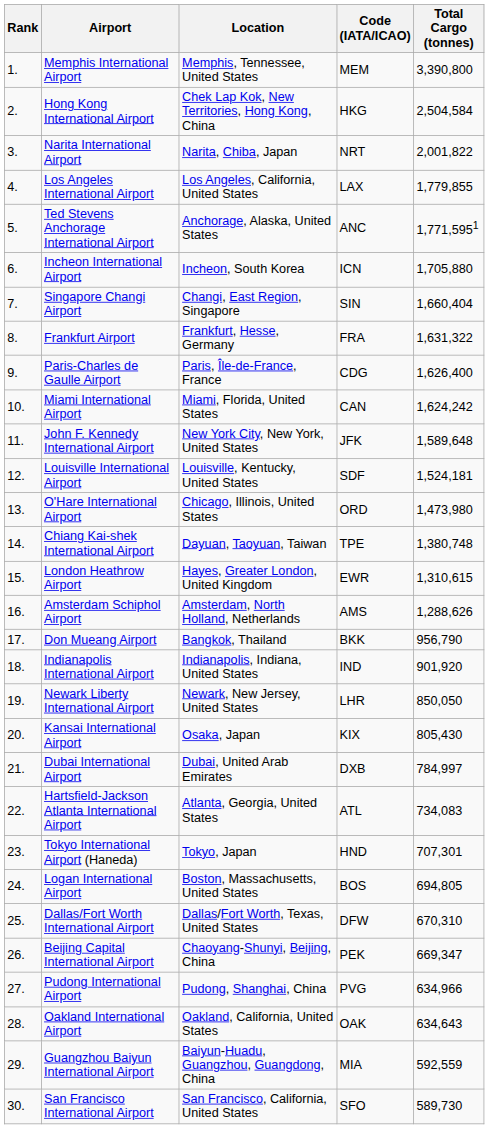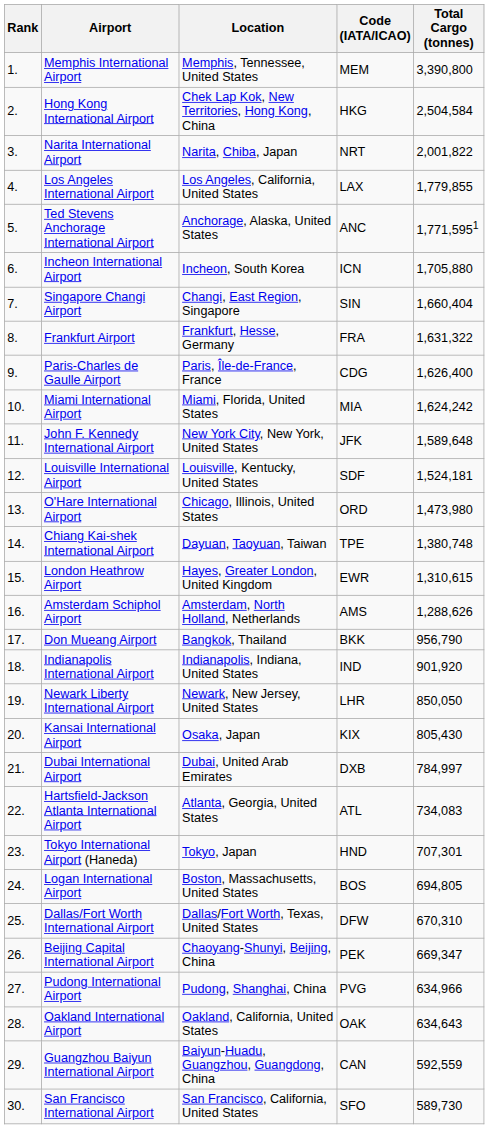(353, 406) CAN -> (351, 406) MIA
(351, 1065) MIA -> (353, 1065) CAN
